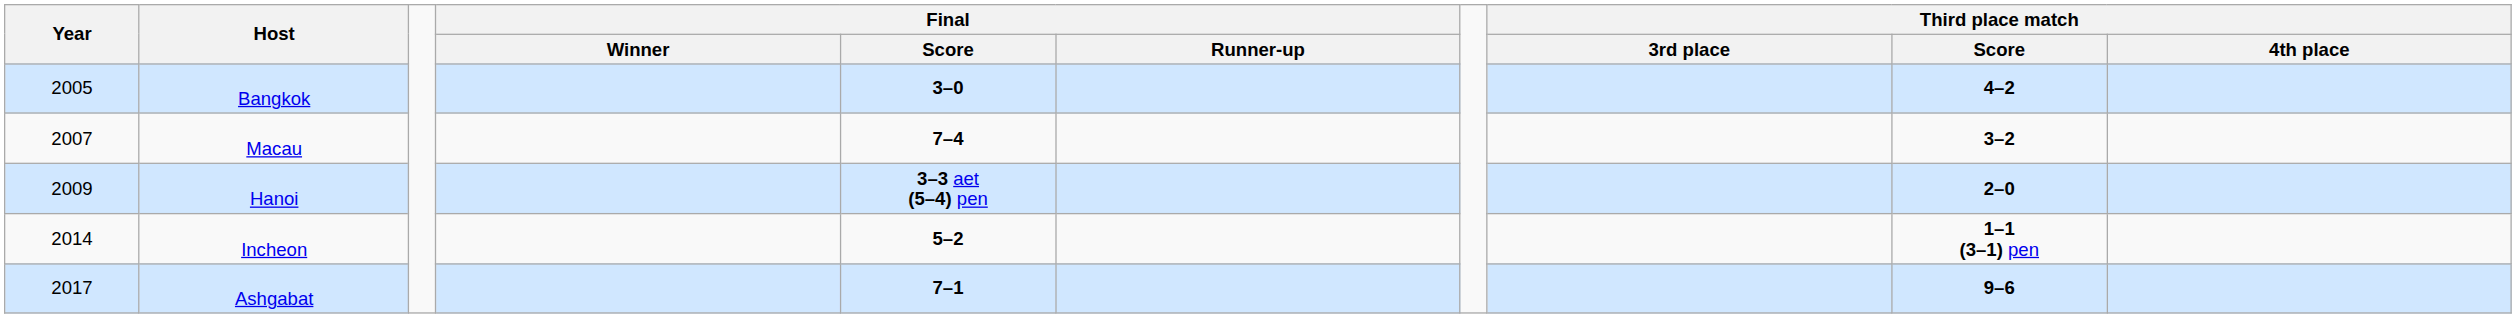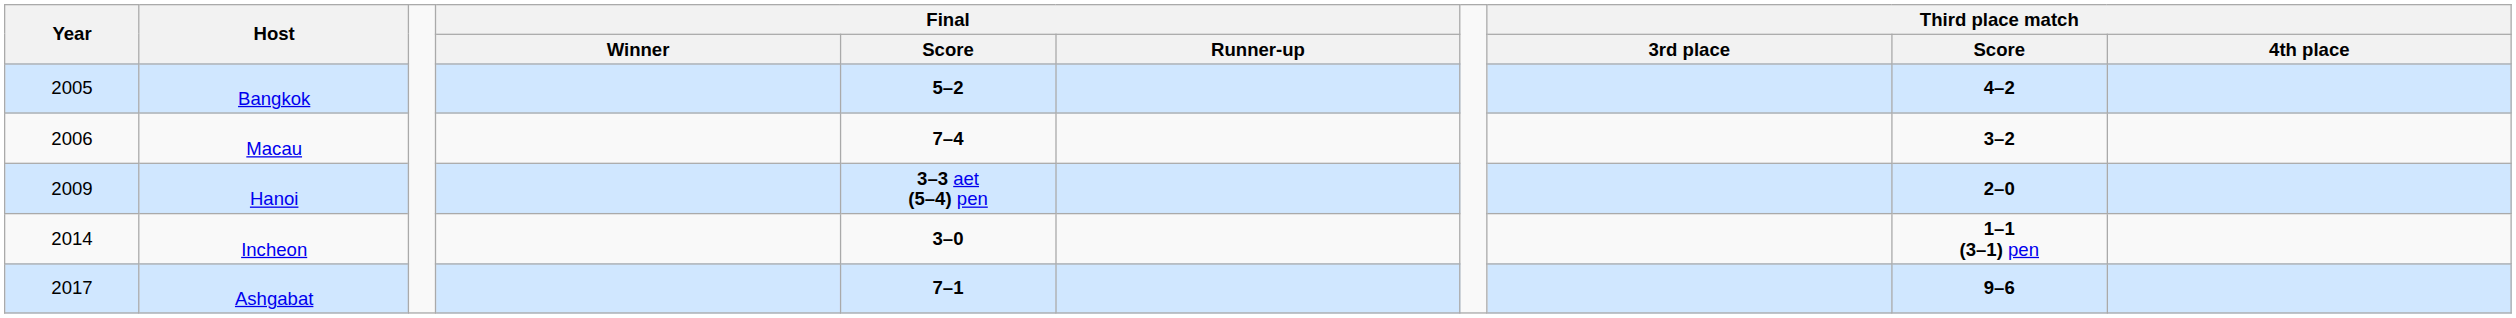(948, 89) 3–0 -> (948, 89) 5–2
(72, 139) 2007 -> (72, 139) 2006
(948, 239) 5–2 -> (948, 239) 3–0
